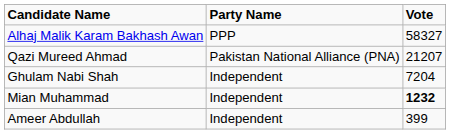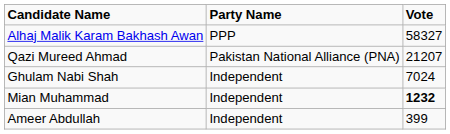(420, 77) 7204 -> (420, 77) 7024
